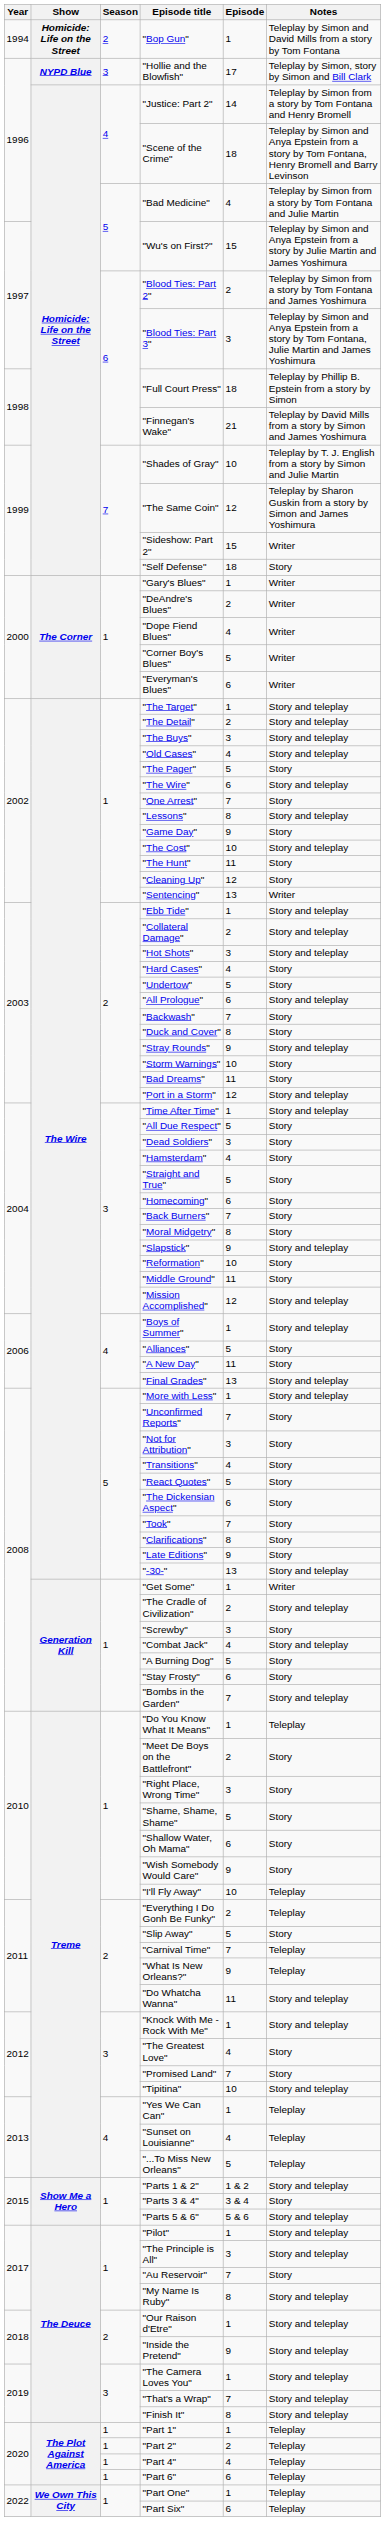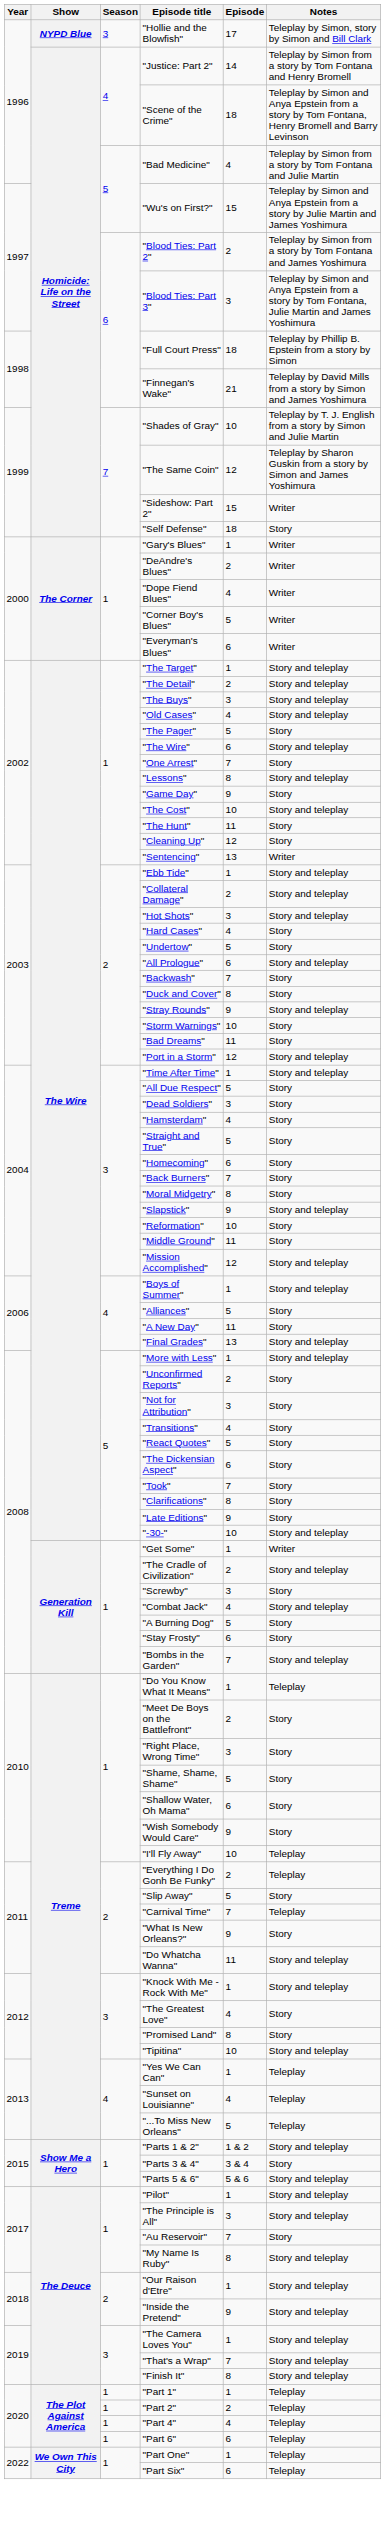- row: (166, 39)
(228, 1417) 7 -> (228, 1379) 2
(231, 1571) 13 -> (231, 1533) 10
(287, 1971) Teleplay -> (280, 1933) Story
(228, 2073) 7 -> (228, 2035) 8
